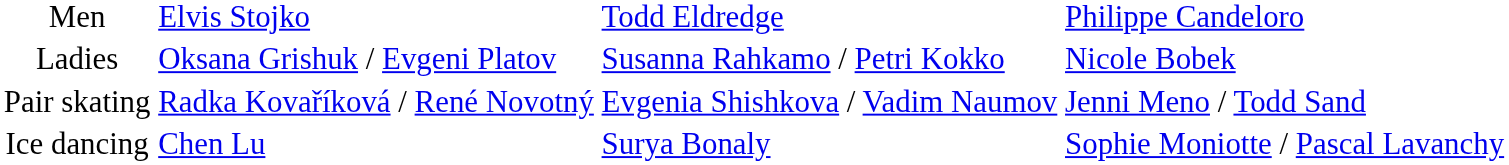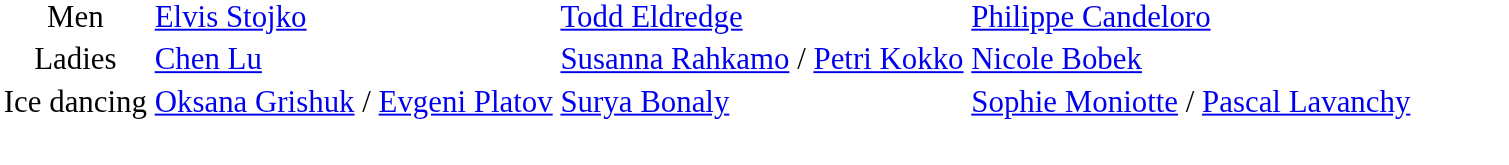(357, 59) Oksana Grishuk / Evgeni Platov -> (208, 59) Chen Lu
- row: (77, 101)
(212, 144) Chen Lu -> (354, 101) Oksana Grishuk / Evgeni Platov
